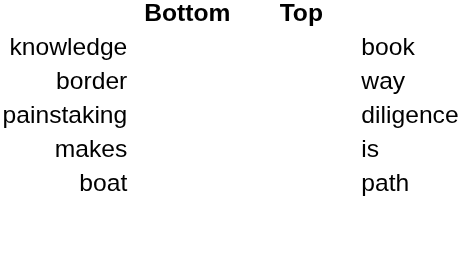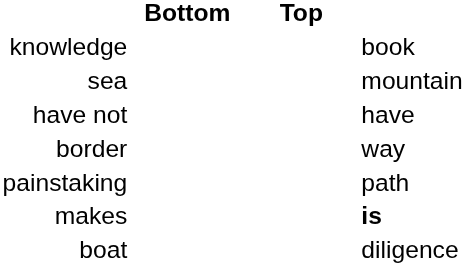+ row: (107, 80)
+ row: (80, 114)
(410, 114) diligence -> (385, 182) path
(370, 148) normal -> (372, 216) bold
(385, 182) path -> (410, 250) diligence
